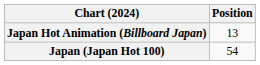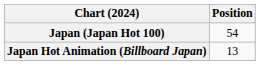rows swapped: (107, 51) <-> (107, 32)
